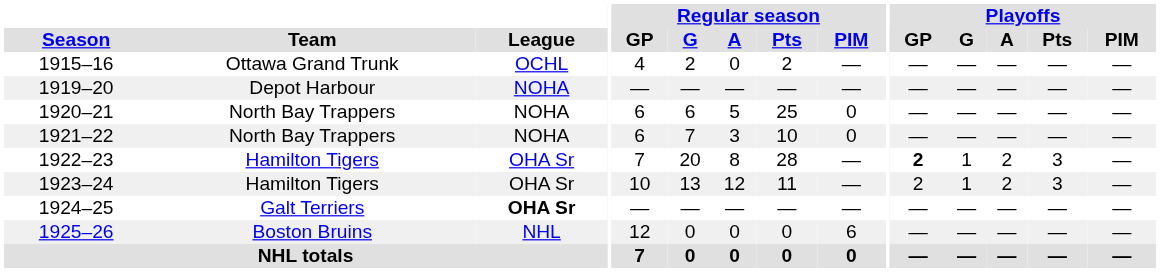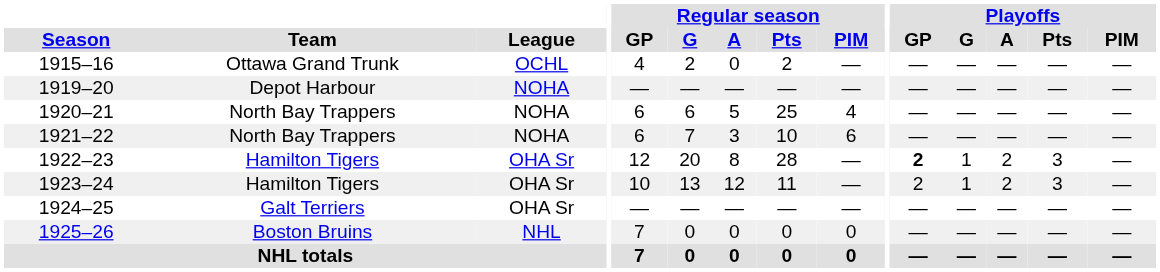(851, 111) 0 -> (851, 111) 4
(851, 135) 0 -> (851, 135) 6
(640, 159) 7 -> (639, 159) 12
(542, 207) bold -> (542, 207) normal
(640, 231) 12 -> (639, 231) 7
(851, 231) 6 -> (851, 231) 0
